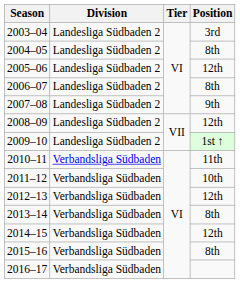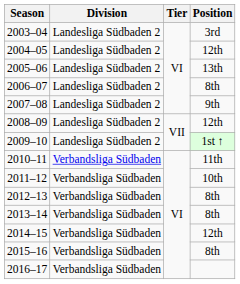(212, 50) 8th -> (212, 50) 12th
(212, 68) 12th -> (212, 68) 13th
(212, 196) 12th -> (212, 196) 8th
